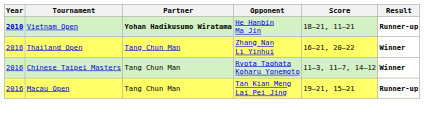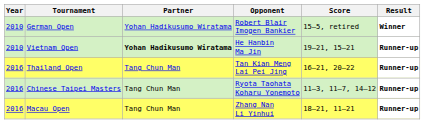+ row: (50, 26)
(15, 26) bold -> (15, 47) normal
(329, 26) 18–21, 11–21 -> (329, 47) 19–21, 15–21
(255, 47) Zhang Nan Li Yinhui -> (263, 67) Tan Kian Meng Lai Pei Jing
(392, 47) Winner -> (399, 67) Runner-up
(392, 67) Winner -> (399, 88) Runner-up
(263, 88) Tan Kian Meng Lai Pei Jing -> (255, 108) Zhang Nan Li Yinhui
(329, 88) 19–21, 15–21 -> (329, 108) 18–21, 11–21
